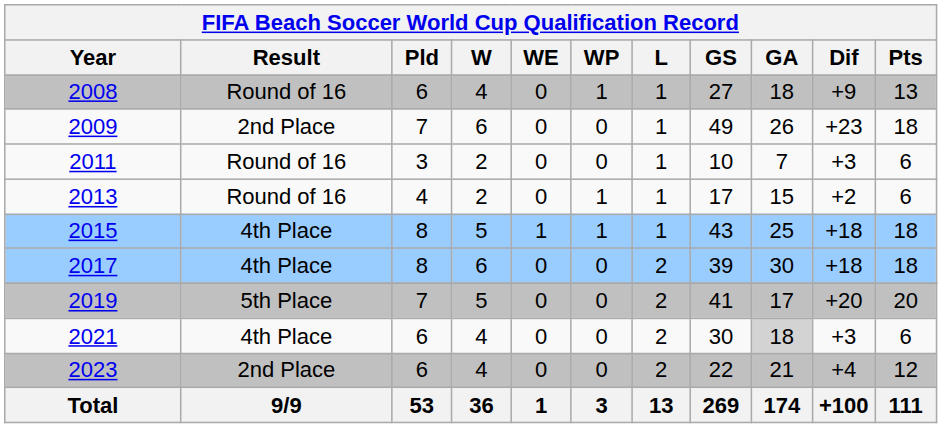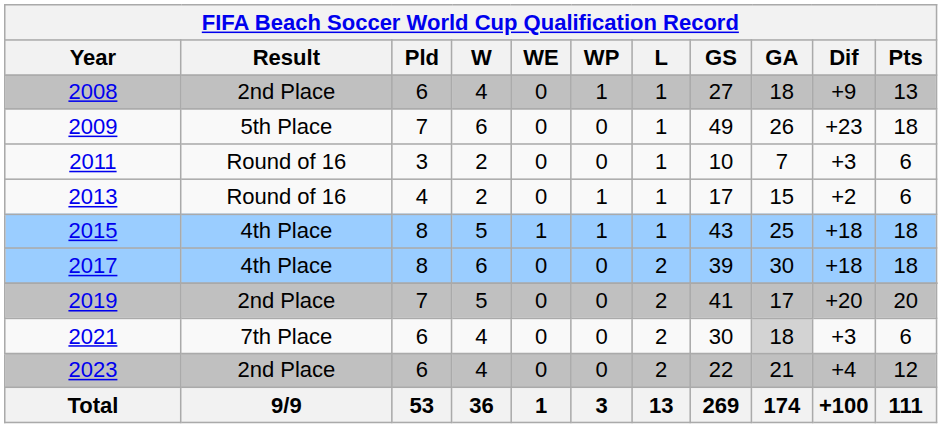(286, 92) Round of 16 -> (286, 92) 2nd Place
(286, 127) 2nd Place -> (286, 127) 5th Place
(286, 301) 5th Place -> (286, 301) 2nd Place
(286, 336) 4th Place -> (286, 336) 7th Place
